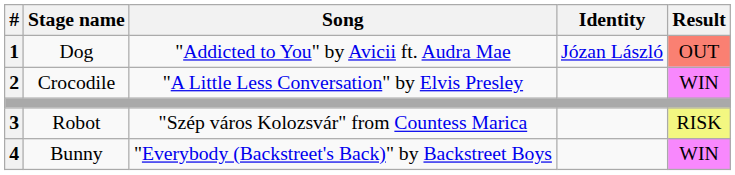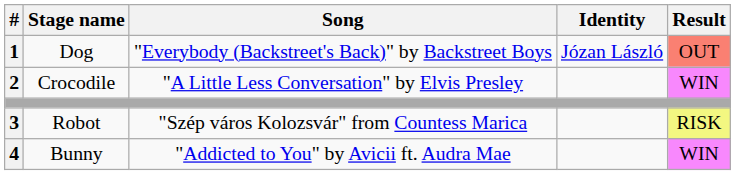(343, 51) "Addicted to You" by Avicii ft. Audra Mae -> (343, 51) "Everybody (Backstreet's Back)" by Backstreet Boys
(343, 154) "Everybody (Backstreet's Back)" by Backstreet Boys -> (343, 154) "Addicted to You" by Avicii ft. Audra Mae
